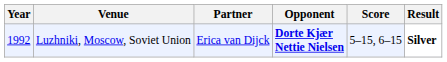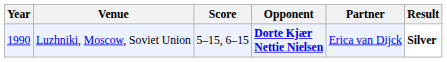columns swapped: (233, 14) <-> (376, 14)
(19, 40) 1992 -> (19, 40) 1990
